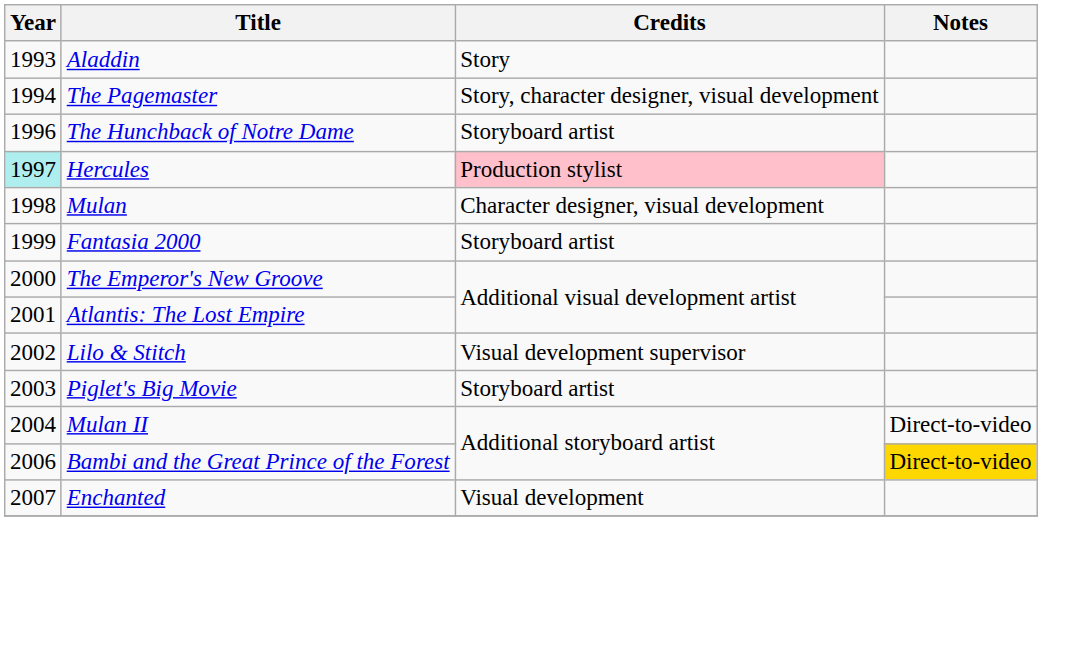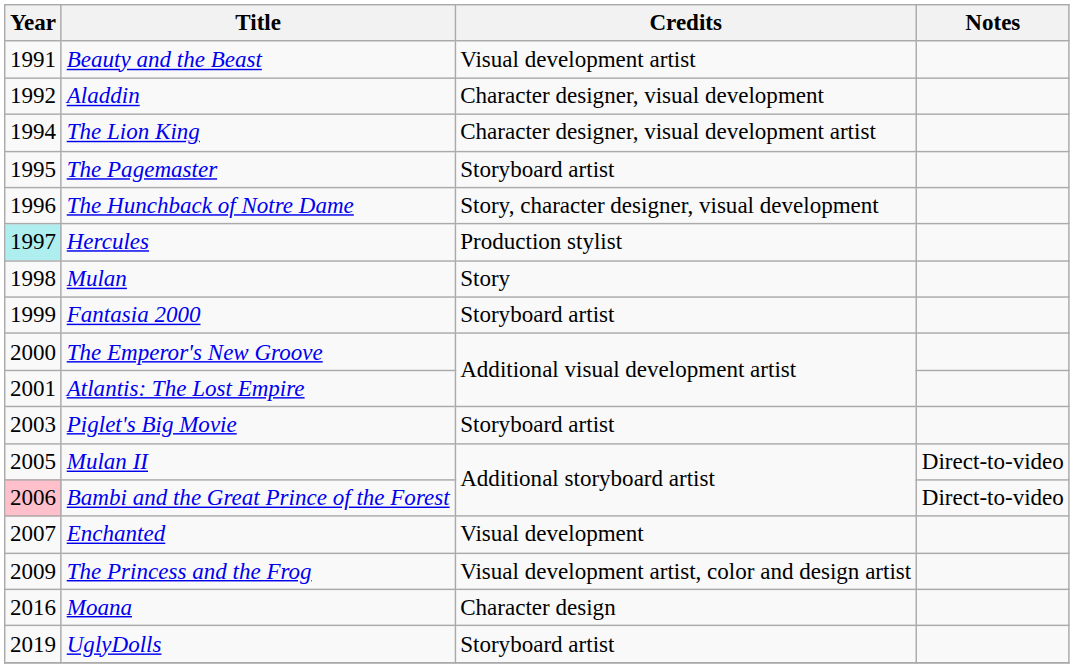+ row: (164, 59)
(33, 59) 1993 -> (33, 95) 1992
(485, 59) Story -> (642, 95) Character designer, visual development
+ row: (133, 132)
(33, 95) 1994 -> (33, 168) 1995
(669, 95) Story, character designer, visual development -> (537, 168) Storyboard artist
(537, 132) Storyboard artist -> (669, 205) Story, character designer, visual development
(541, 168) pink background -> (541, 242) no background
(642, 205) Character designer, visual development -> (485, 278) Story
- row: (126, 351)
(33, 424) 2004 -> (33, 461) 2005
(33, 461) no background -> (33, 497) pink background
(960, 461) gold background -> (993, 497) no background
+ row: (189, 570)
+ row: (99, 607)
+ row: (114, 643)
